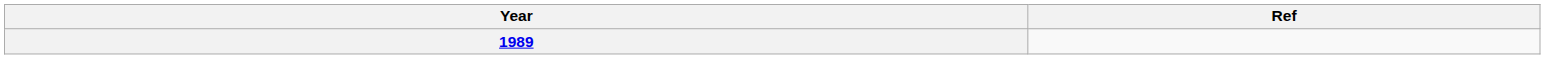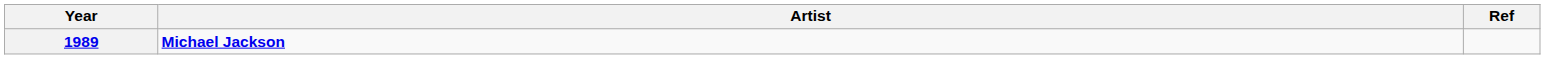+ column: (811, 16)
